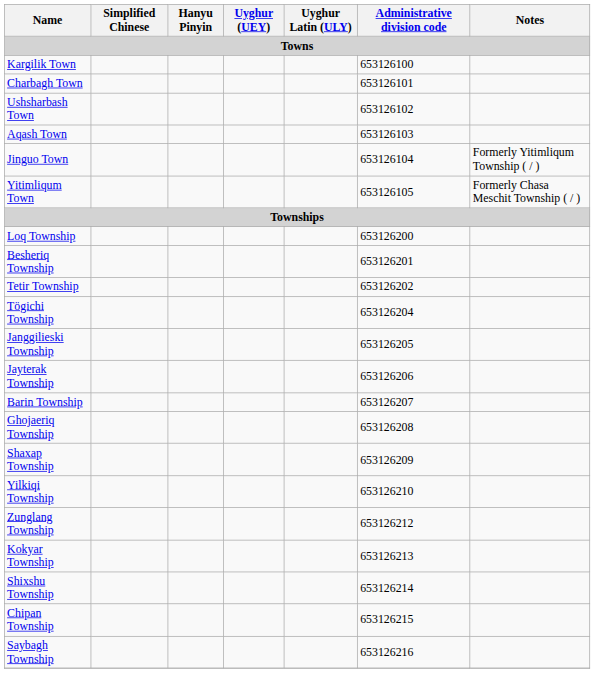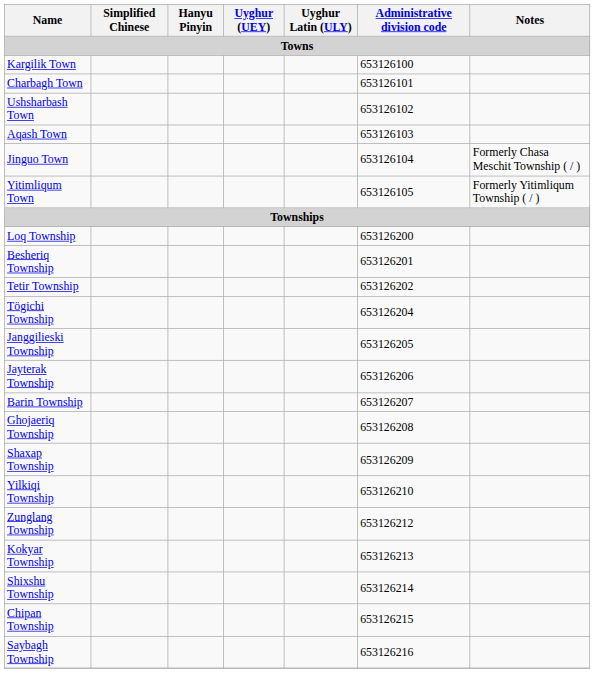(523, 159) Formerly Yitimliqum Township ( / ) -> (527, 159) Formerly Chasa Meschit Township ( / )
(527, 191) Formerly Chasa Meschit Township ( / ) -> (523, 191) Formerly Yitimliqum Township ( / )
